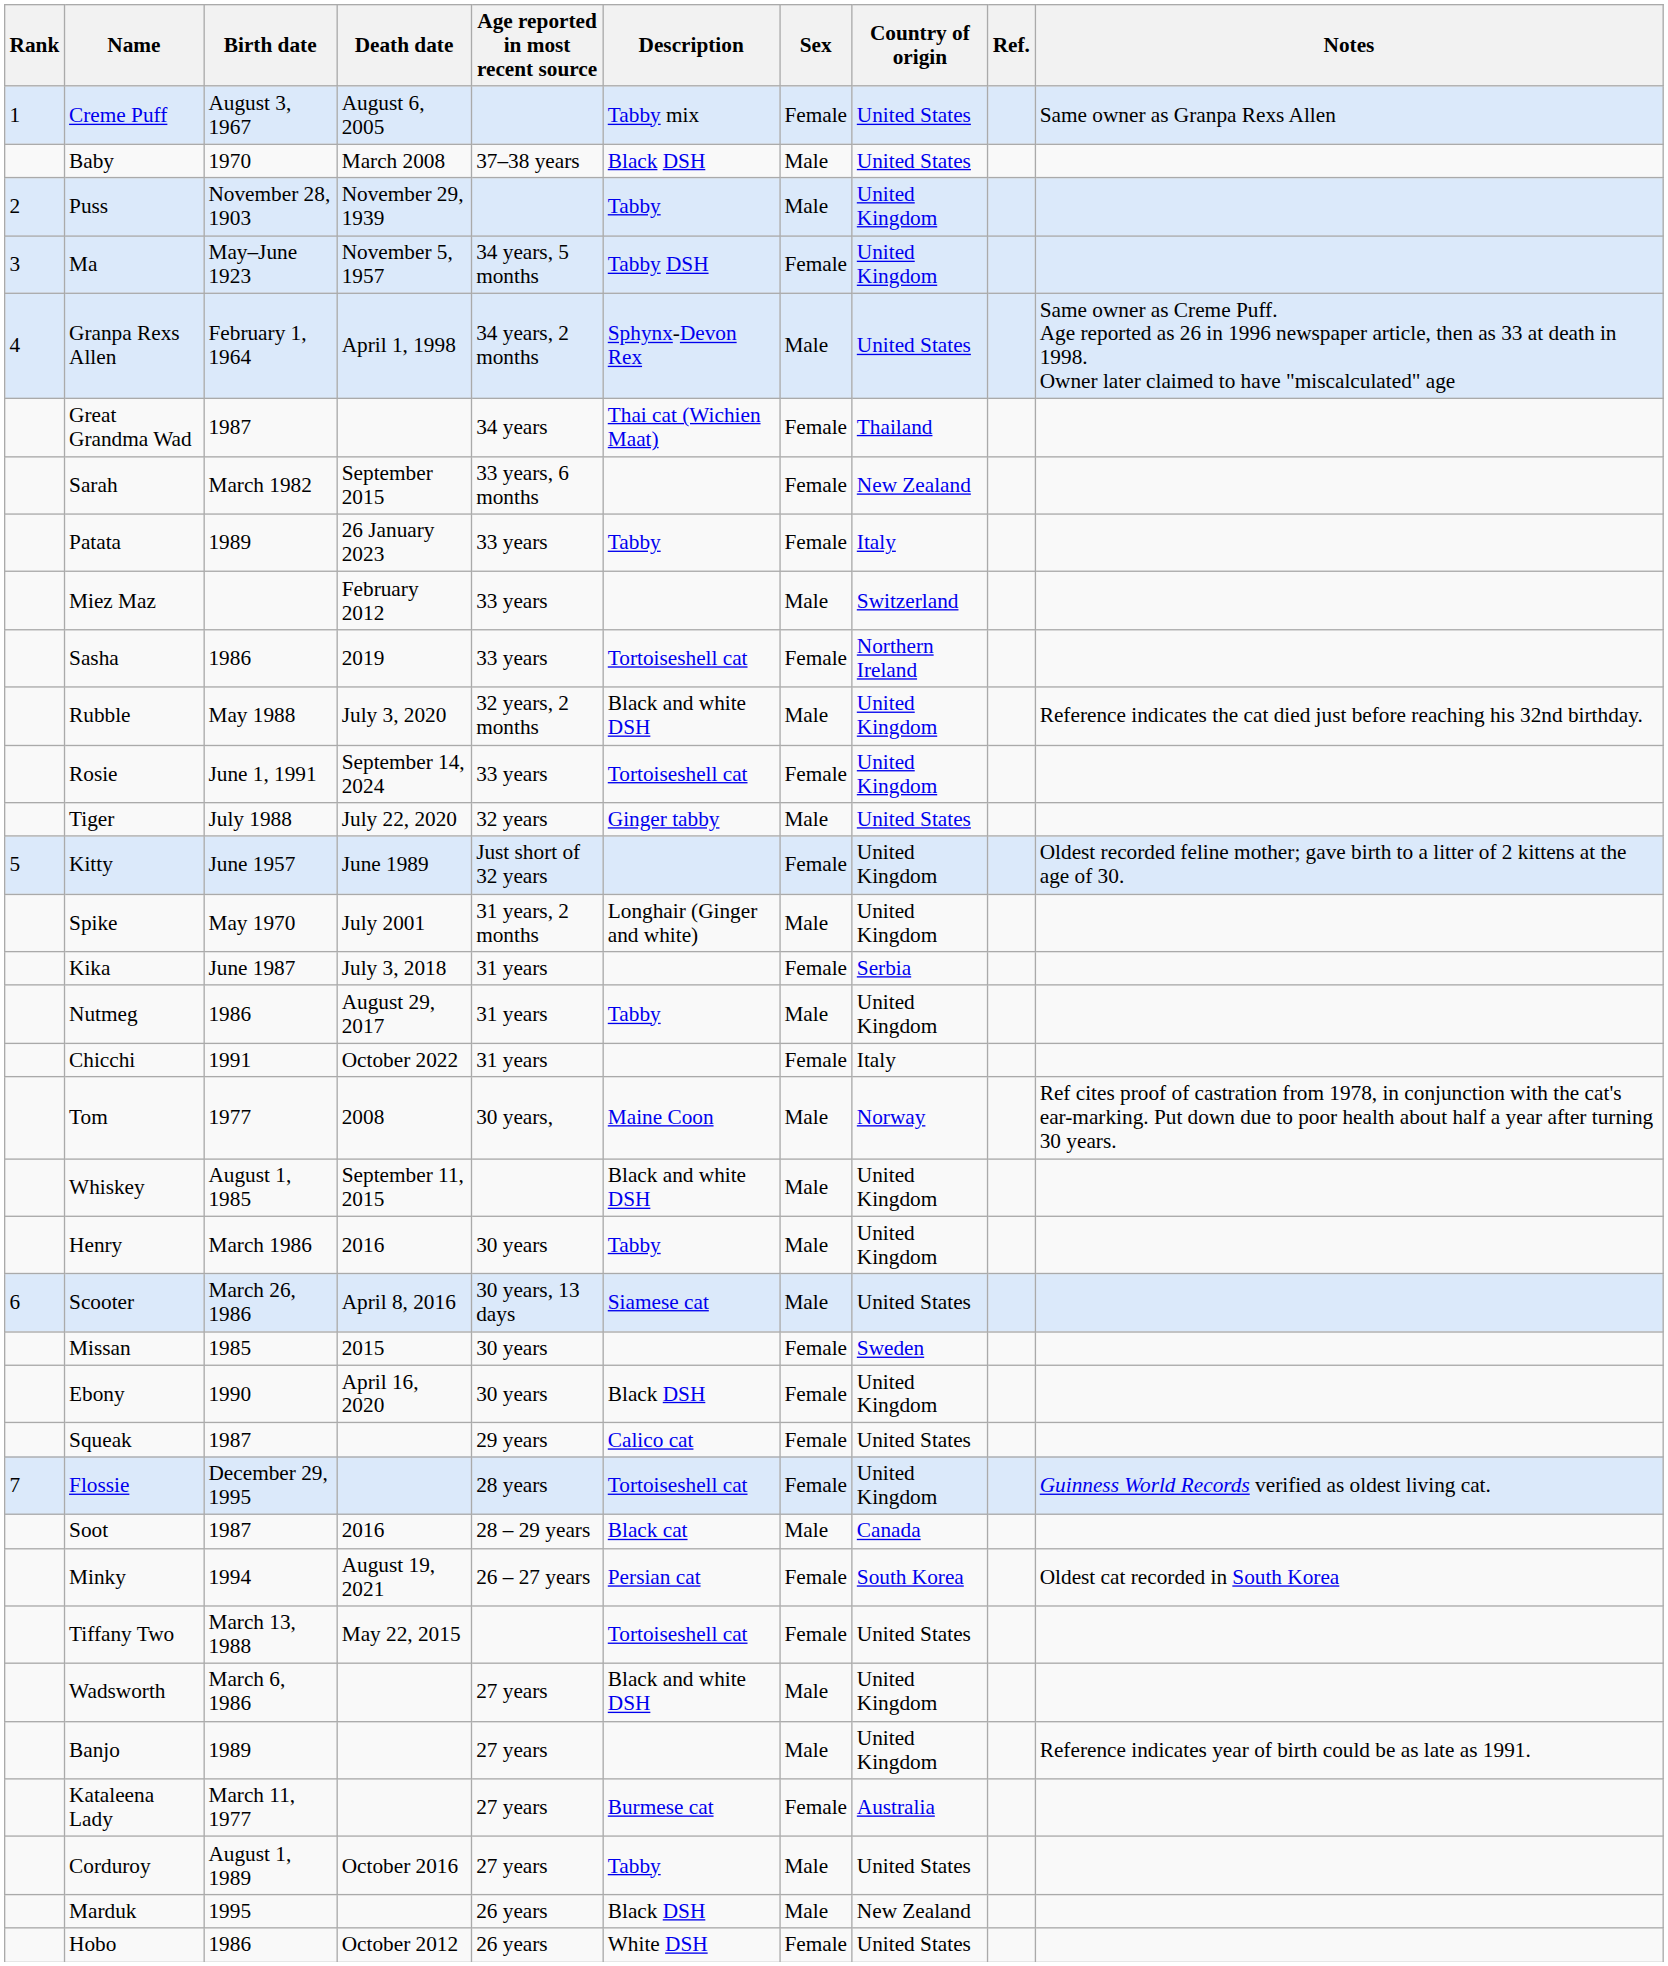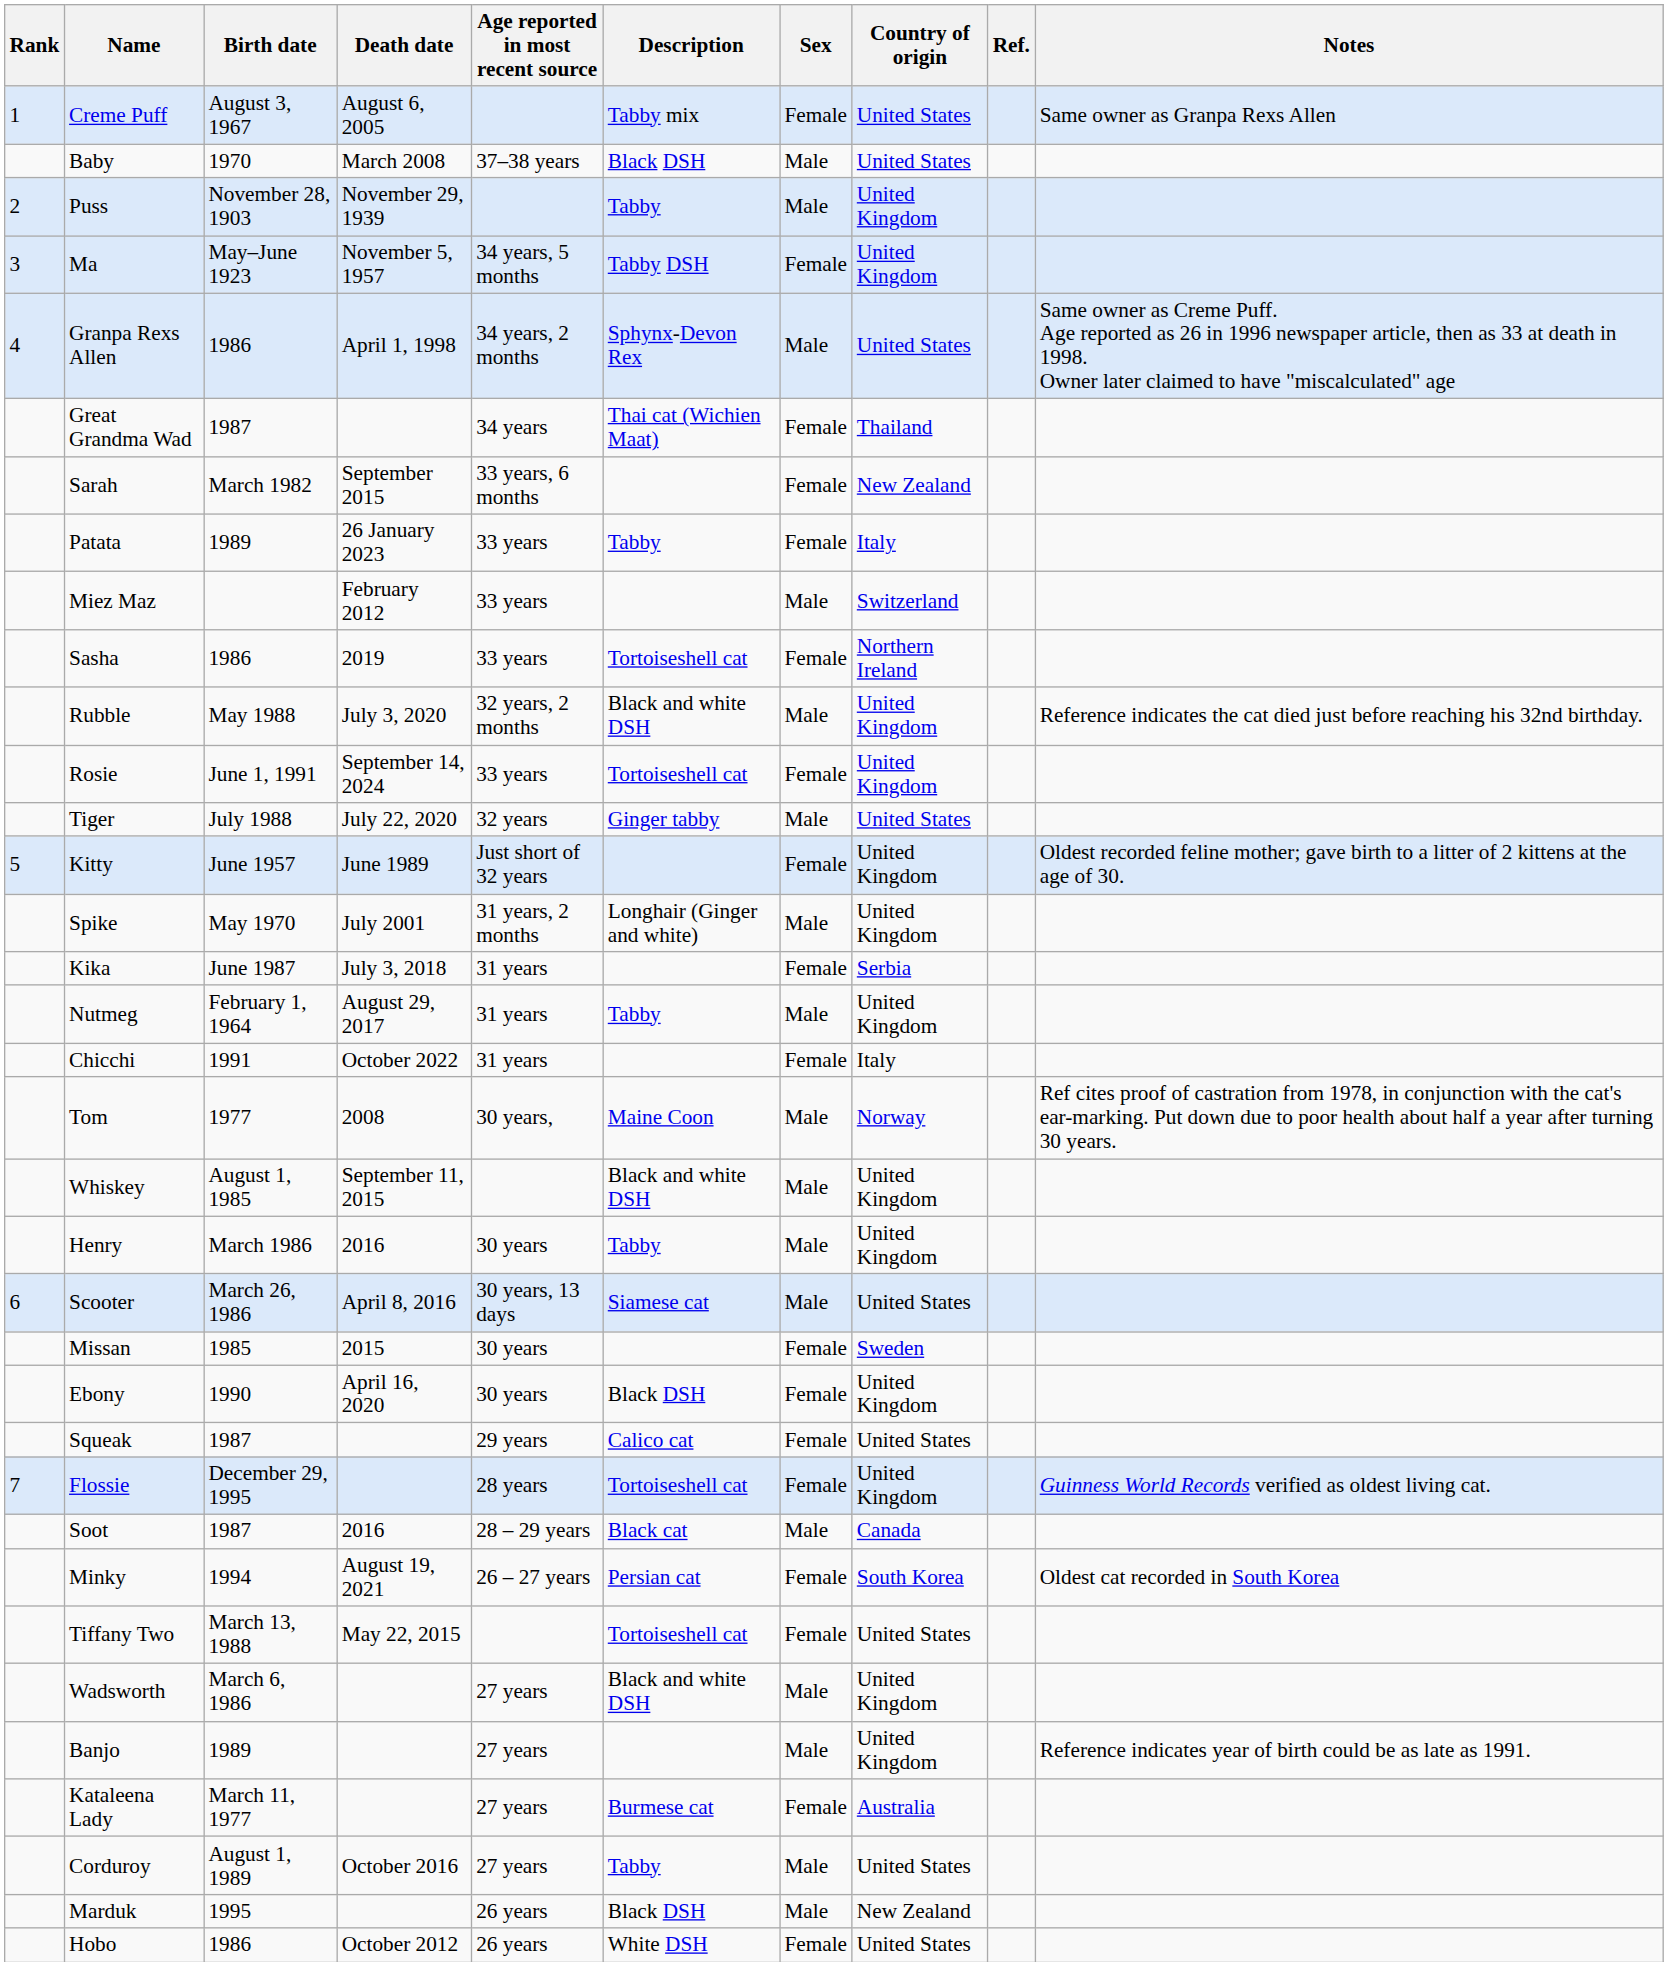(258, 345) February 1, 1964 -> (230, 345) 1986
(230, 1014) 1986 -> (258, 1014) February 1, 1964
